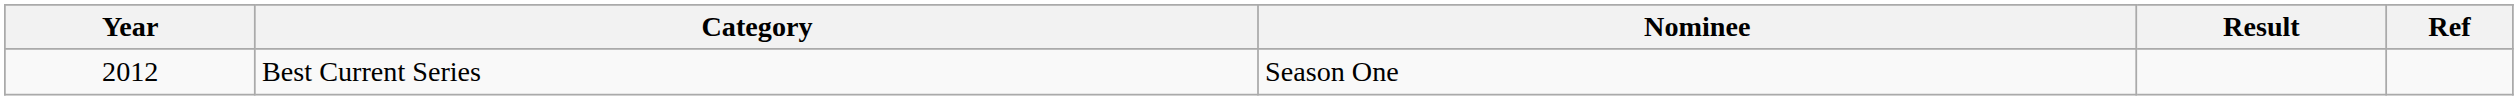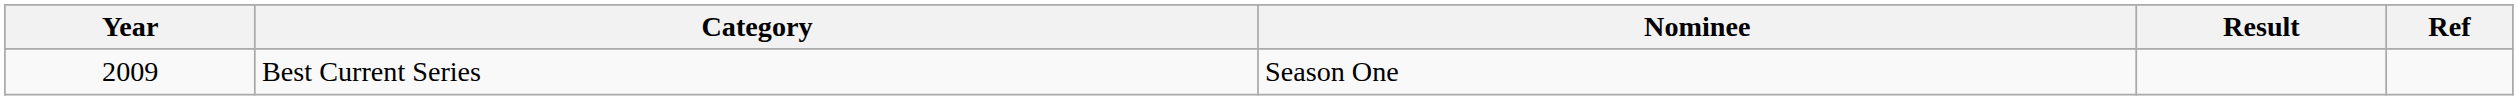(130, 71) 2012 -> (130, 71) 2009
